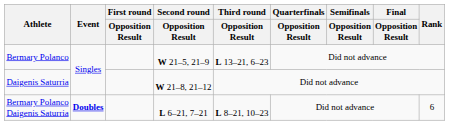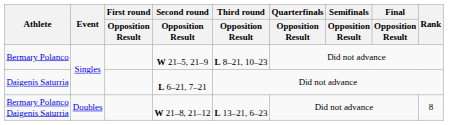(242, 62) L 13–21, 6–23 -> (241, 62) L 8–21, 10–23
(183, 88) W 21–8, 21–12 -> (182, 88) L 6–21, 7–21
(88, 108) bold -> (88, 108) normal
(183, 113) L 6–21, 7–21 -> (182, 113) W 21–8, 21–12
(242, 113) L 8–21, 10–23 -> (241, 113) L 13–21, 6–23
(432, 108) 6 -> (431, 108) 8
